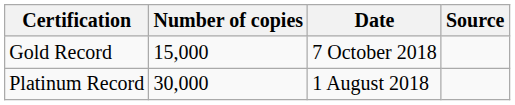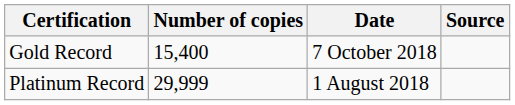(181, 52) 15,000 -> (181, 52) 15,400
(181, 83) 30,000 -> (181, 83) 29,999
